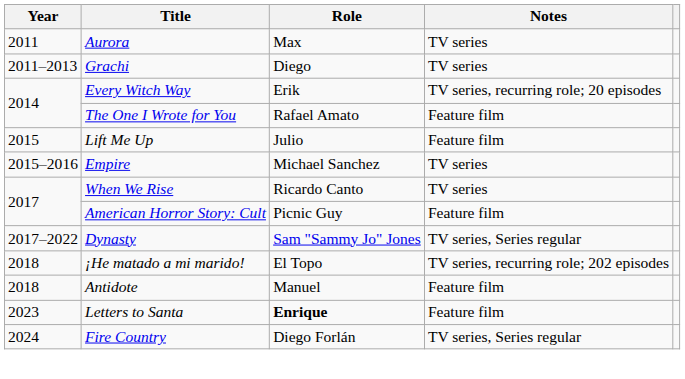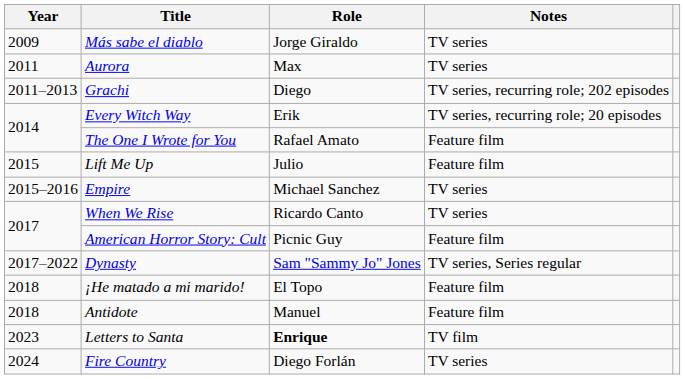+ row: (144, 41)
(458, 66) TV series -> (548, 90) TV series, recurring role; 202 episodes
(548, 262) TV series, recurring role; 202 episodes -> (466, 287) Feature film
(466, 312) Feature film -> (453, 336) TV film
(504, 336) TV series, Series regular -> (458, 361) TV series
